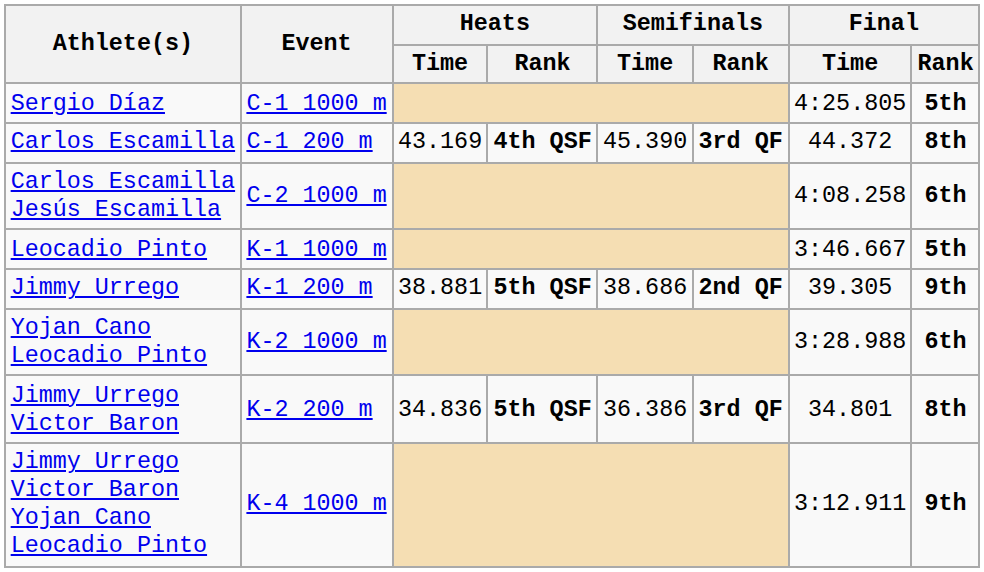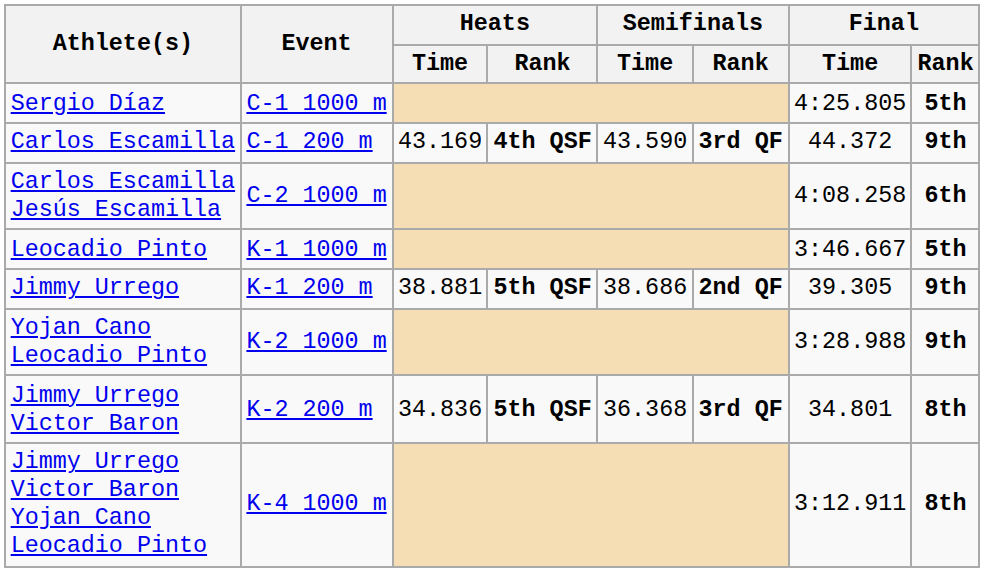(645, 142) 45.390 -> (645, 142) 43.590
(946, 142) 8th -> (946, 142) 9th
(946, 342) 6th -> (946, 342) 9th
(645, 409) 36.386 -> (645, 409) 36.368
(946, 504) 9th -> (946, 504) 8th
